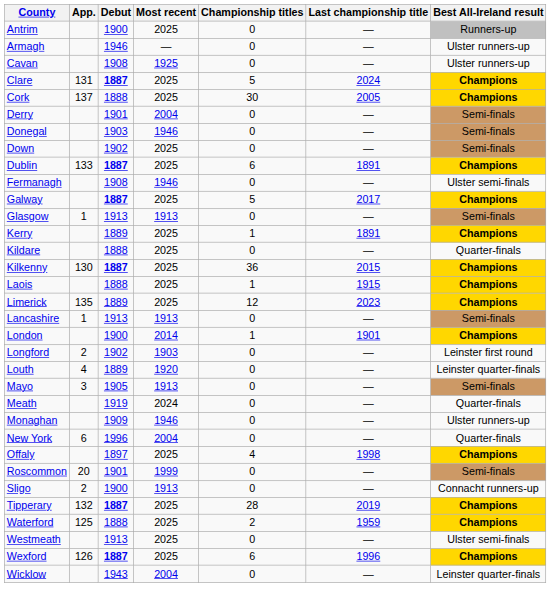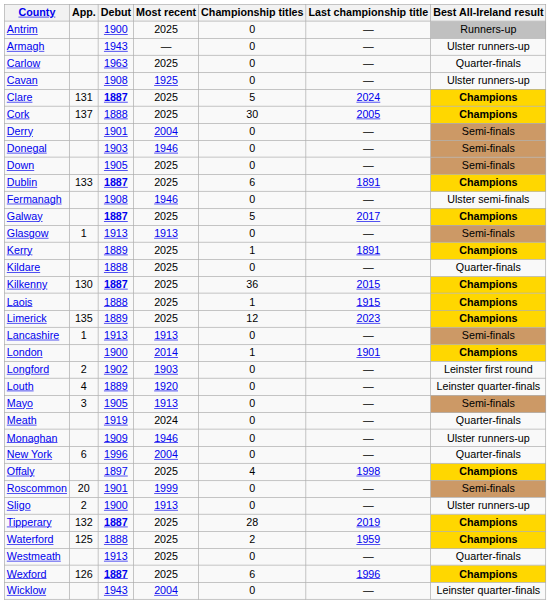(116, 47) 1946 -> (116, 47) 1943
+ row: (23, 64)
(116, 149) 1902 -> (116, 166) 1905
(488, 489) Connacht runners-up -> (488, 506) Ulster runners-up
(488, 540) Ulster semi-finals -> (488, 557) Quarter-finals
